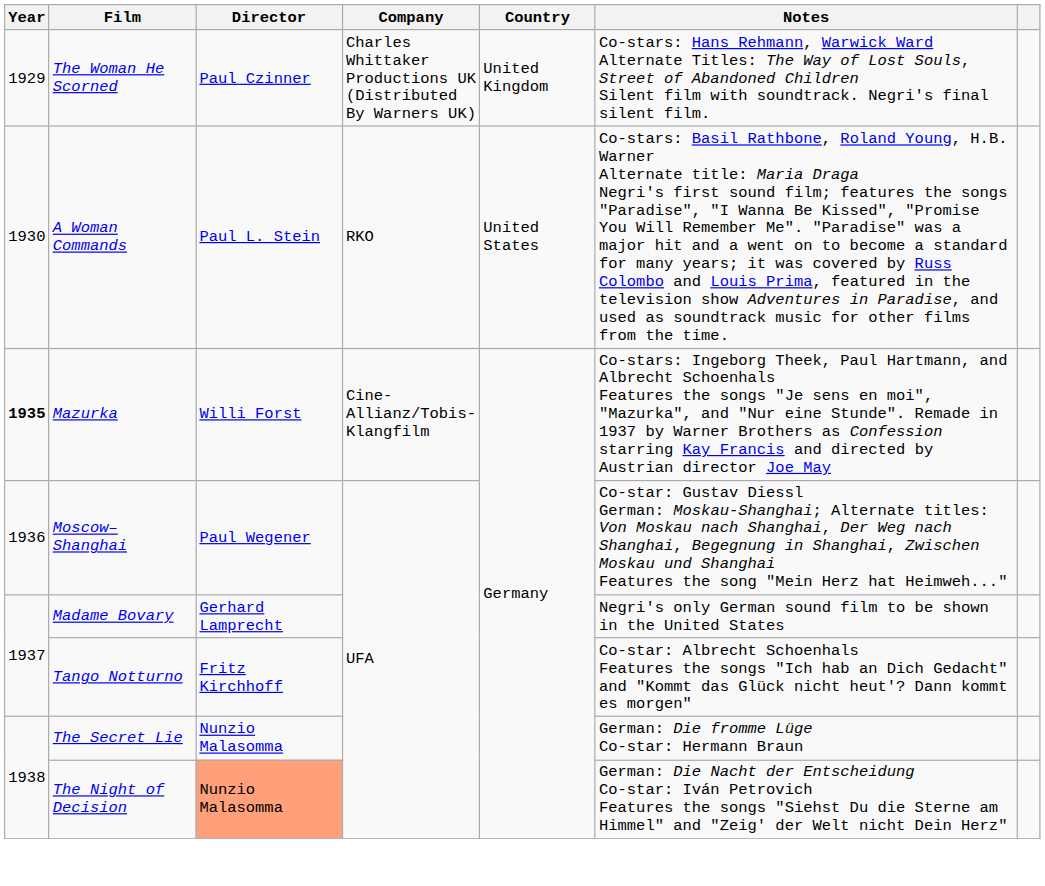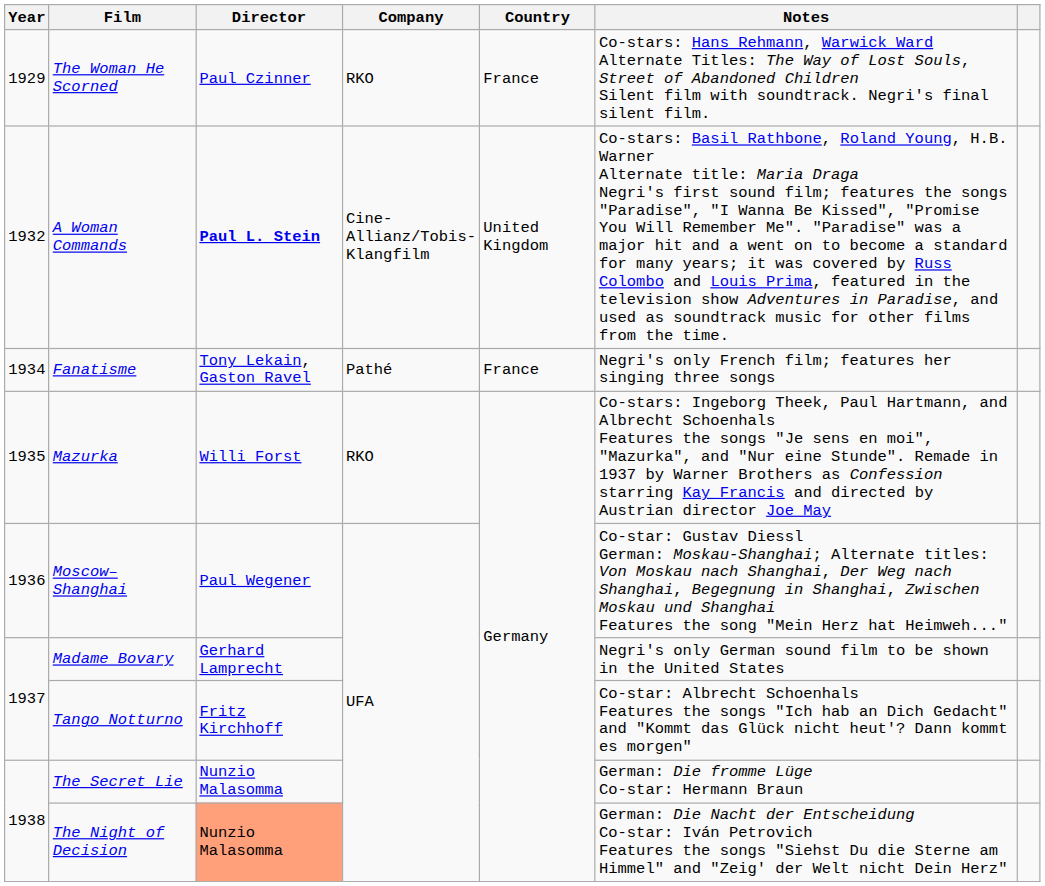(411, 78) Charles Whittaker Productions UK (Distributed By Warners UK) -> (360, 78) RKO
(516, 78) United Kingdom -> (511, 78) France
(27, 237) 1930 -> (27, 237) 1932
(260, 237) normal -> (260, 237) bold
(360, 237) RKO -> (411, 237) Cine-Allianz/Tobis-Klangfilm
(511, 237) United States -> (516, 237) United Kingdom
+ row: (95, 370)
(27, 414) bold -> (27, 457) normal
(411, 414) Cine-Allianz/Tobis-Klangfilm -> (360, 457) RKO
